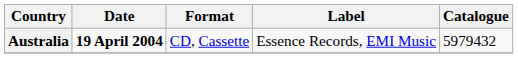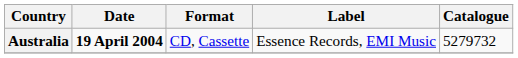(470, 40) 5979432 -> (470, 40) 5279732
